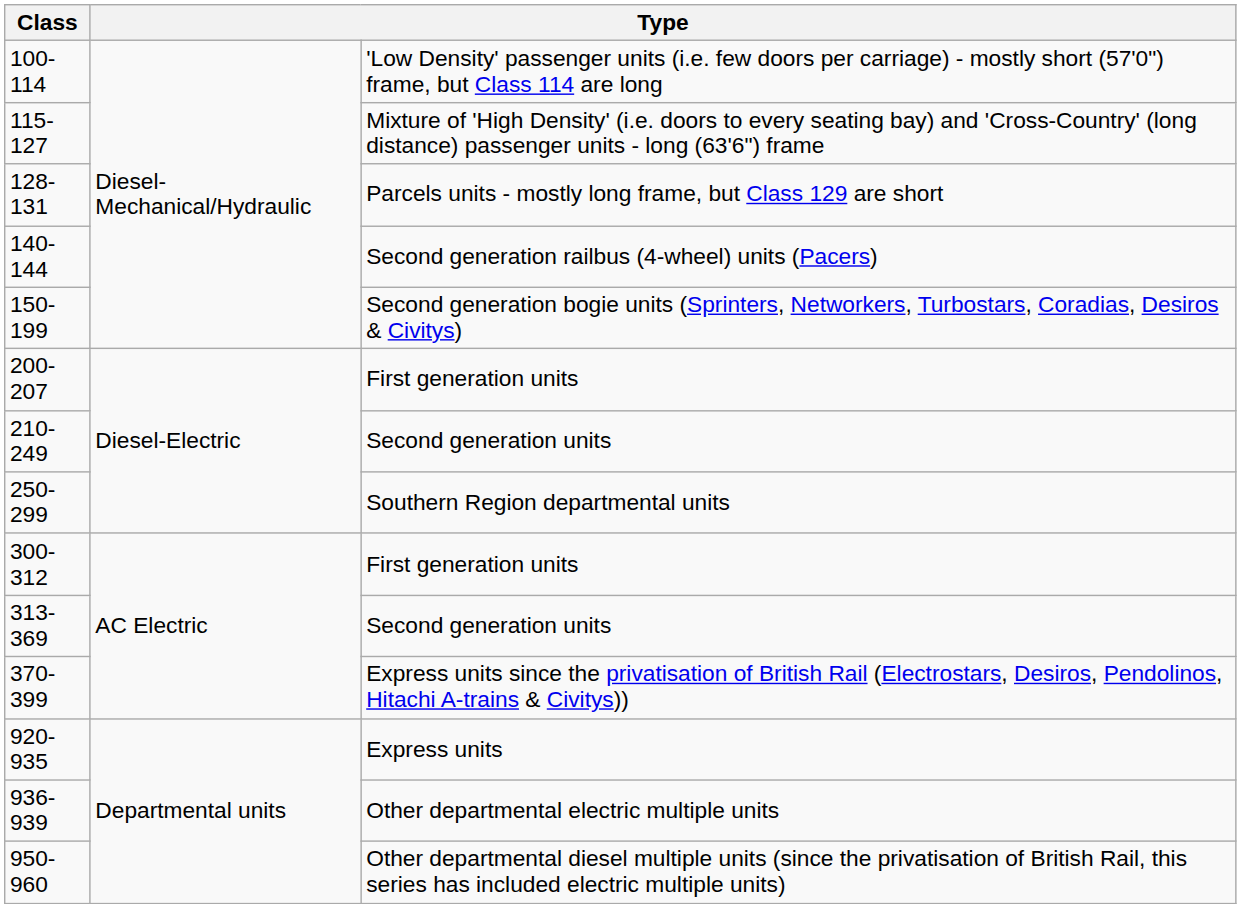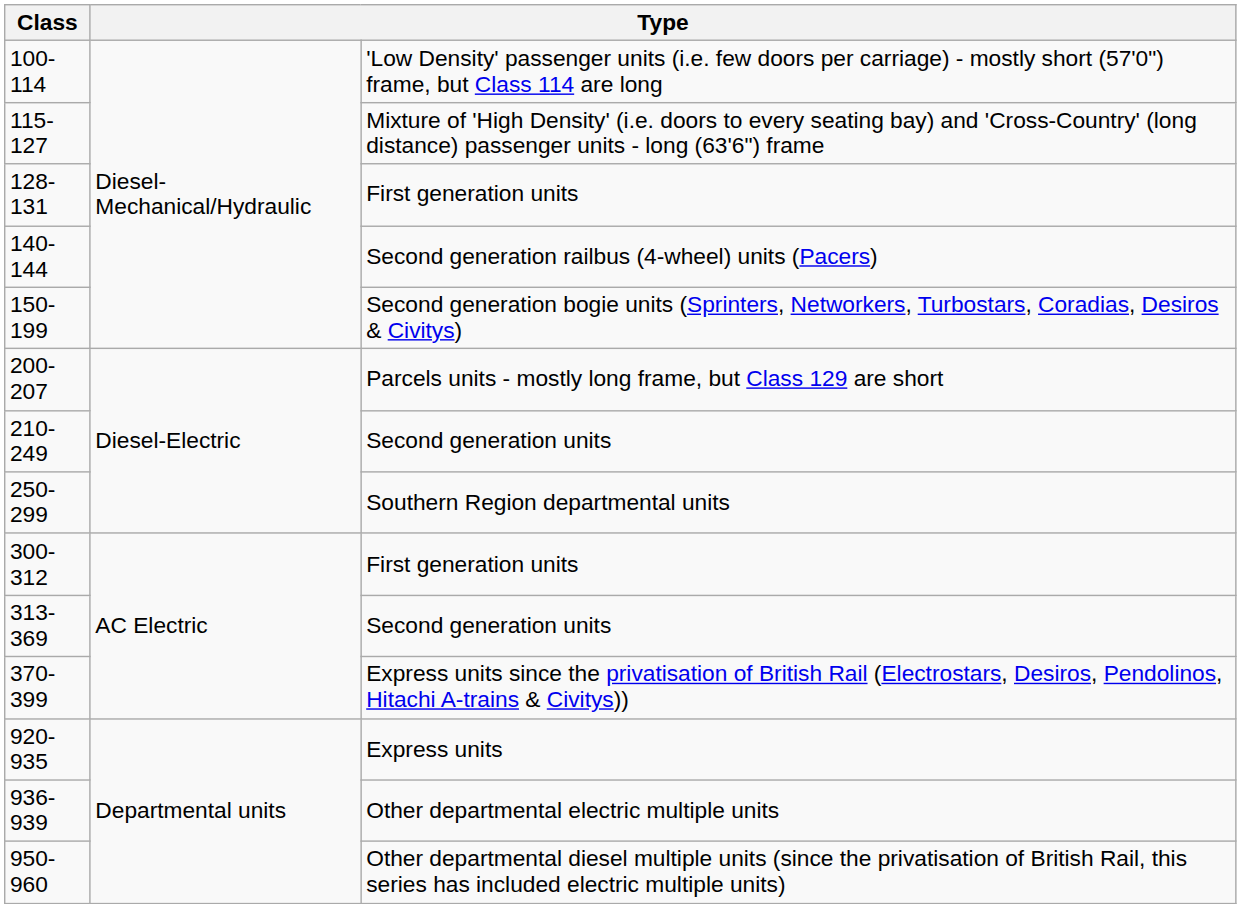(655, 194) Parcels units - mostly long frame, but Class 129 are short -> (472, 194) First generation units
(472, 379) First generation units -> (655, 379) Parcels units - mostly long frame, but Class 129 are short
